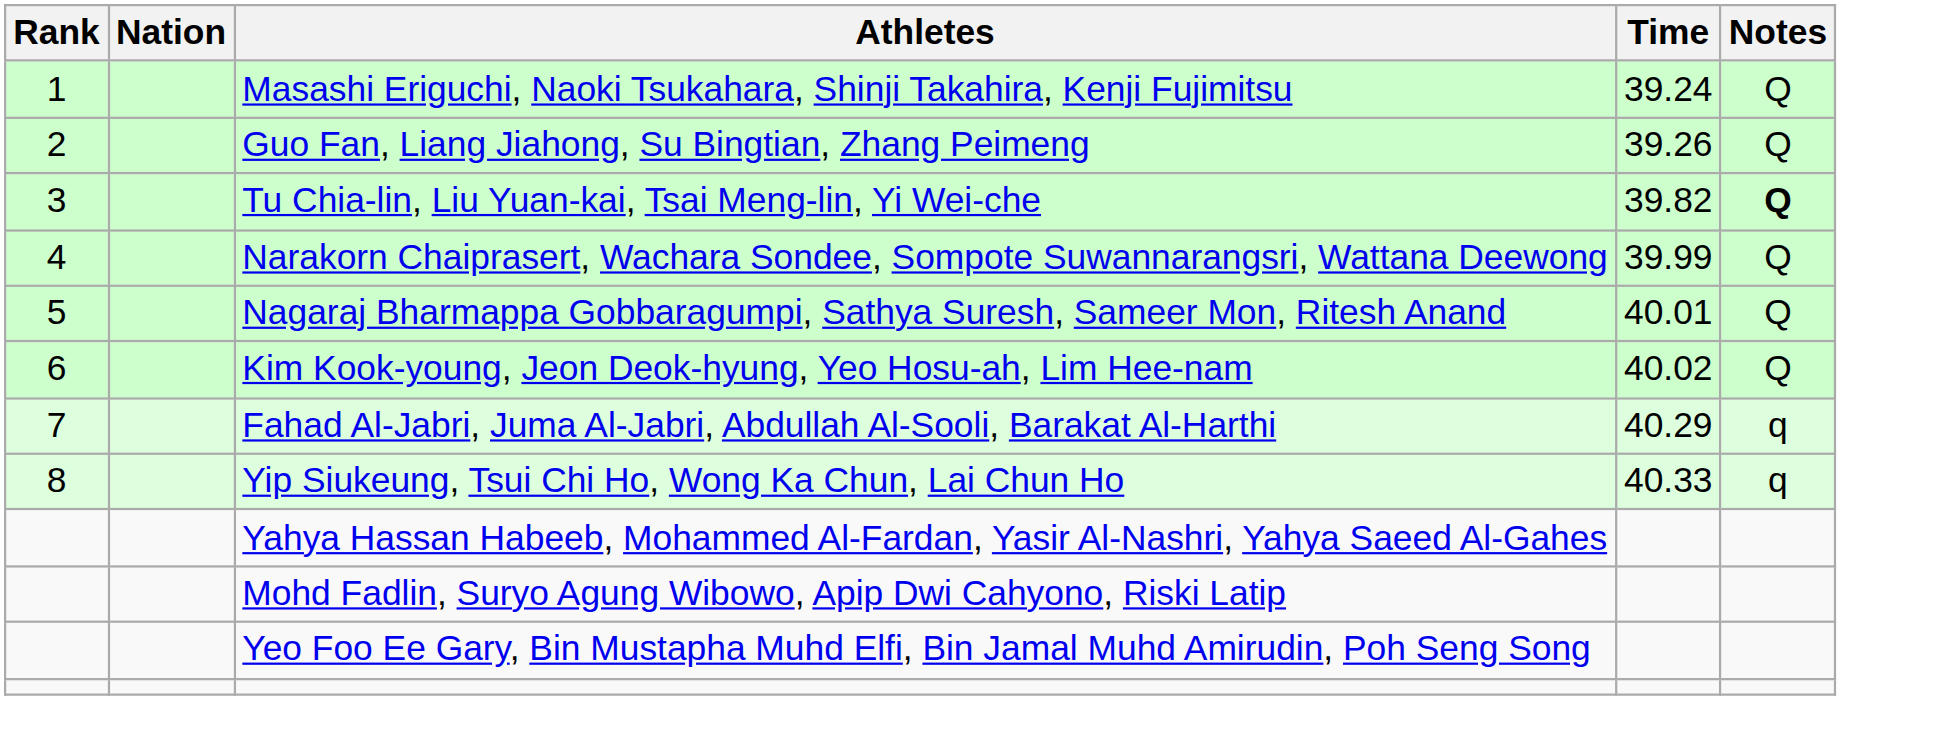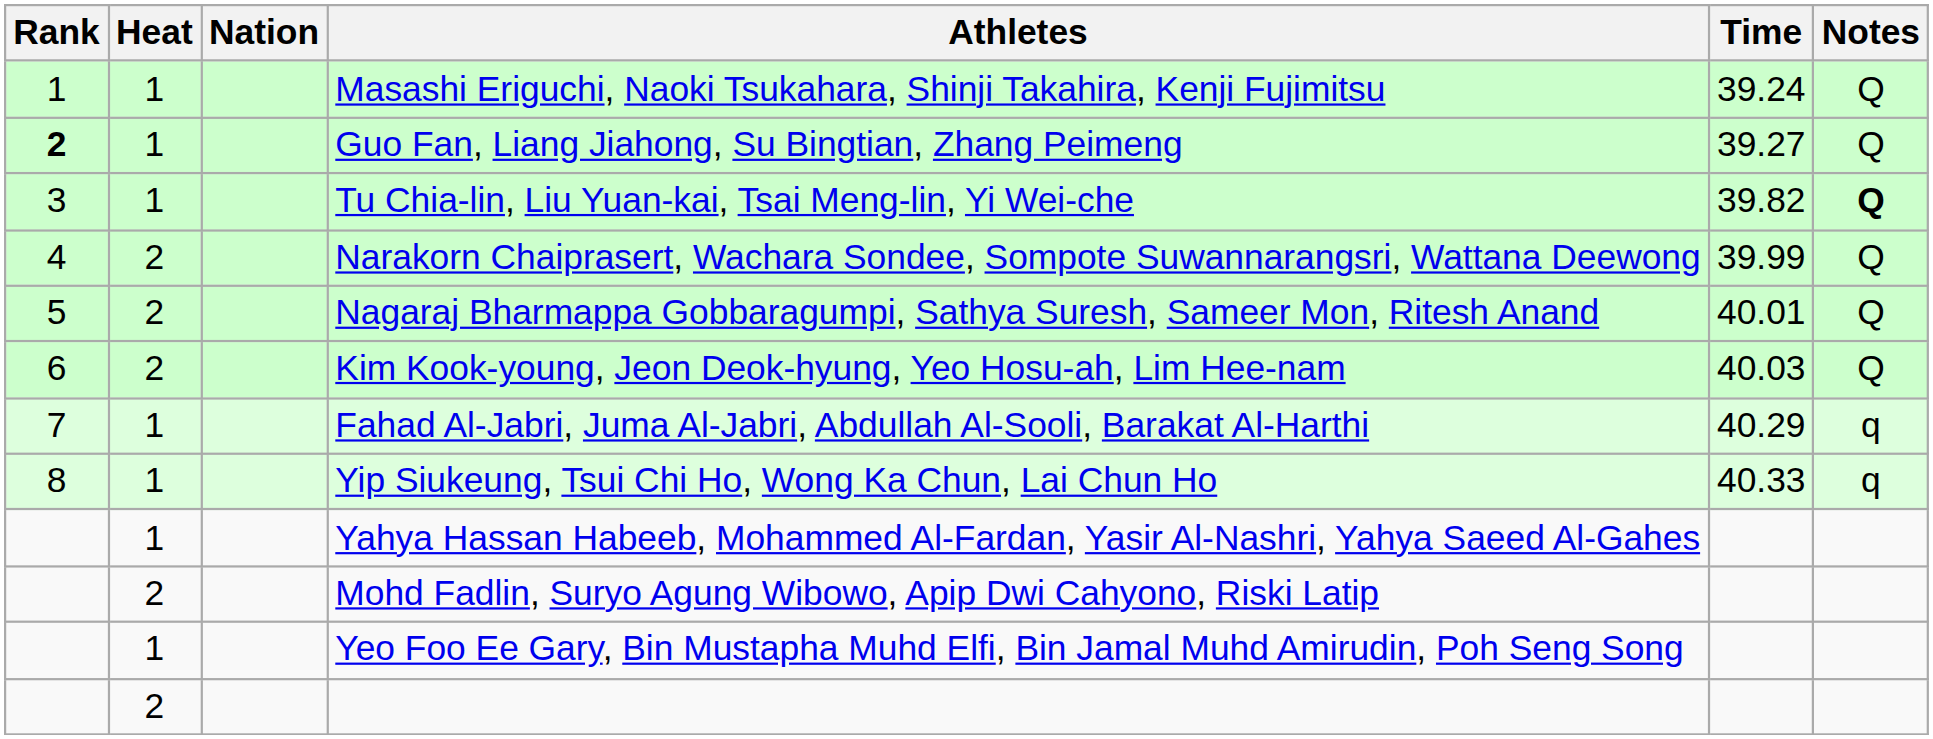+ column: (154, 32)
(56, 144) normal -> (56, 144) bold
(1668, 144) 39.26 -> (1761, 144) 39.27
(1668, 369) 40.02 -> (1761, 369) 40.03
